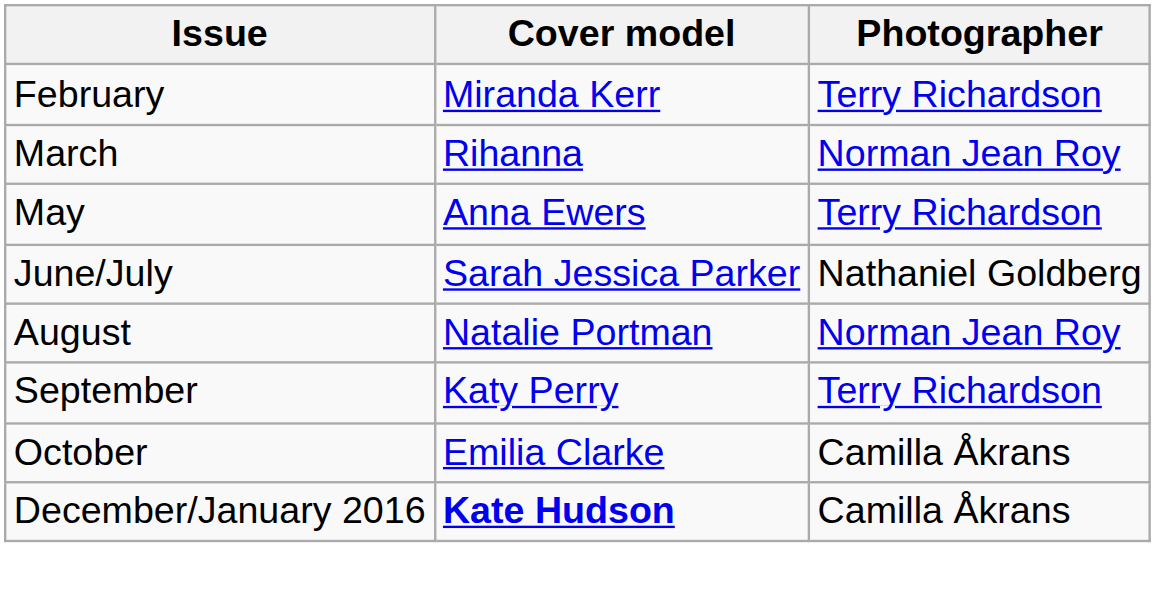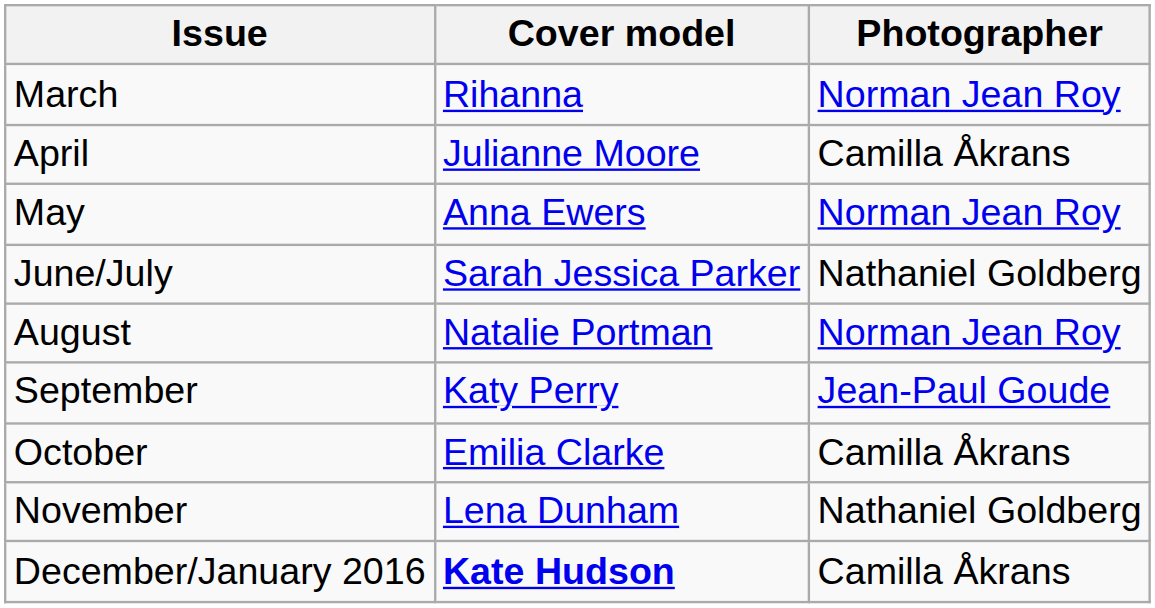- row: (89, 93)
+ row: (51, 153)
(960, 213) Terry Richardson -> (969, 213) Norman Jean Roy
(960, 392) Terry Richardson -> (964, 392) Jean-Paul Goude
+ row: (101, 511)
